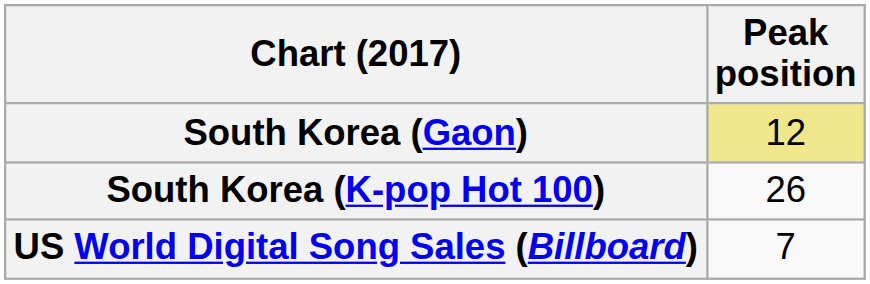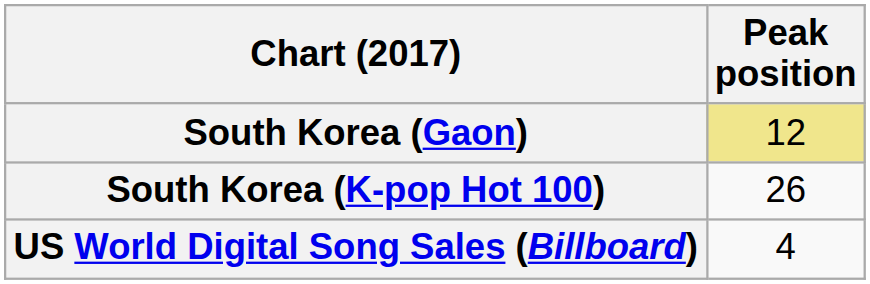(786, 248) 7 -> (786, 248) 4
